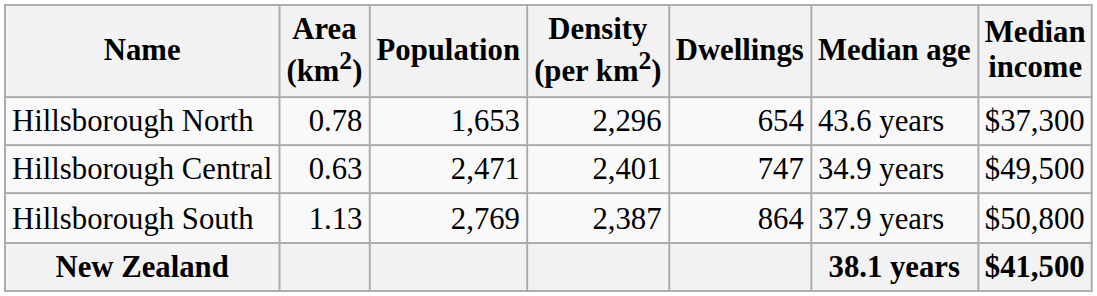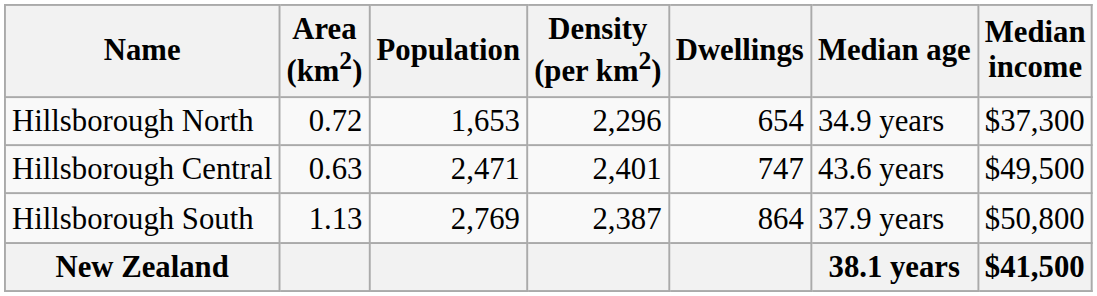(336, 120) 0.78 -> (336, 120) 0.72
(881, 120) 43.6 years -> (881, 120) 34.9 years
(881, 169) 34.9 years -> (881, 169) 43.6 years
